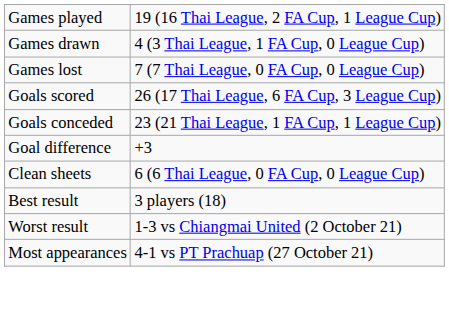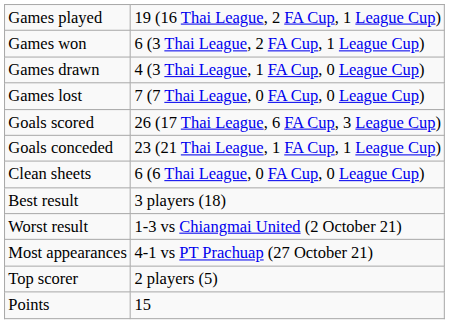+ row: (47, 43)
- row: (60, 148)
+ row: (43, 278)
+ row: (29, 305)
